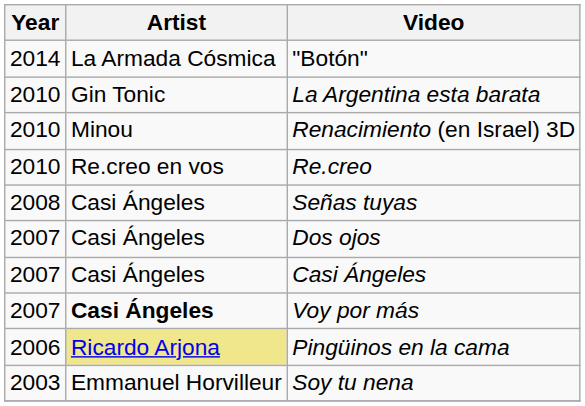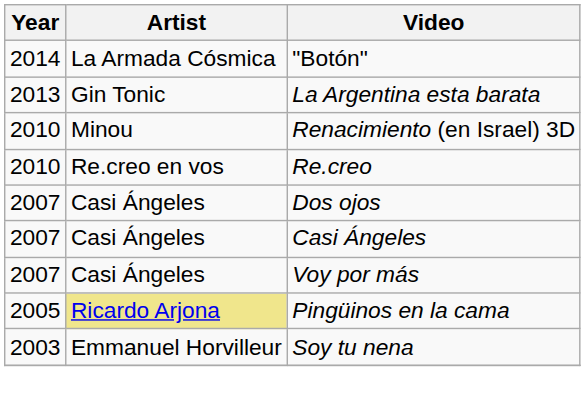(35, 94) 2010 -> (35, 94) 2013
- row: (355, 202)
(142, 310) bold -> (138, 274) normal
(35, 346) 2006 -> (35, 310) 2005
